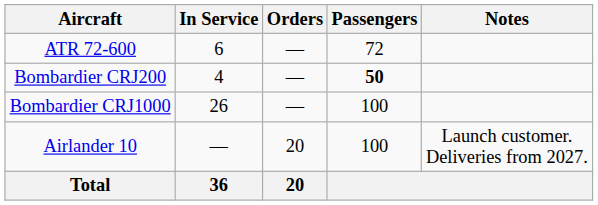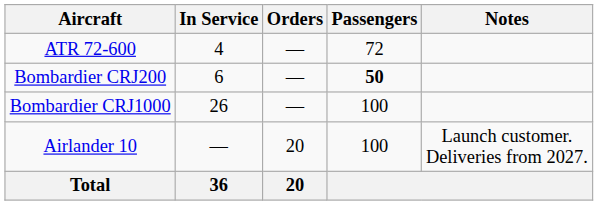(219, 48) 6 -> (219, 48) 4
(219, 77) 4 -> (219, 77) 6
